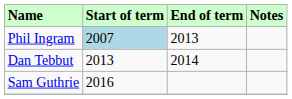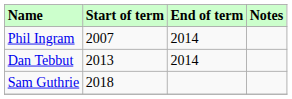(100, 37) lightblue background -> (100, 37) no background
(184, 37) 2013 -> (184, 37) 2014
(100, 82) 2016 -> (100, 82) 2018
